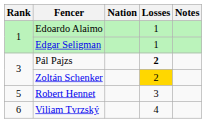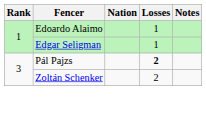(156, 77) gold background -> (156, 77) no background
- row: (65, 93)
- row: (67, 110)
